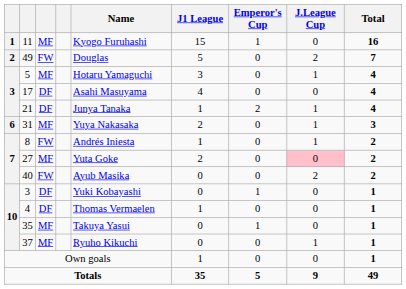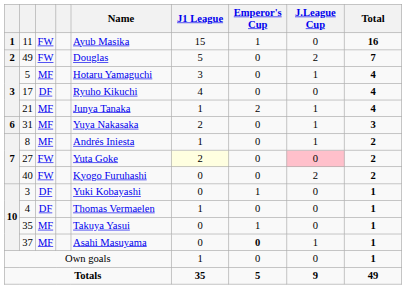(46, 41) MF -> (46, 41) FW
(110, 41) Kyogo Furuhashi -> (101, 41) Ayub Masika
(110, 91) Asahi Masuyama -> (105, 91) Ryuho Kikuchi
(46, 108) DF -> (46, 108) MF
(46, 141) FW -> (46, 141) MF
(46, 158) MF -> (46, 158) FW
(200, 158) no background -> (200, 158) lightyellow background
(101, 175) Ayub Masika -> (110, 175) Kyogo Furuhashi
(105, 242) Ryuho Kikuchi -> (110, 242) Asahi Masuyama
(258, 242) normal -> (258, 242) bold
